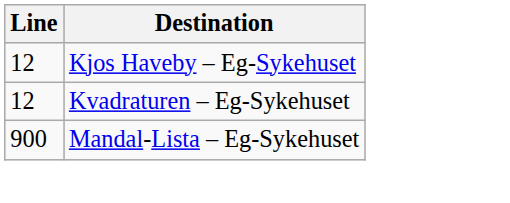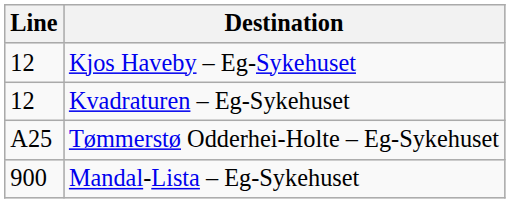+ row: (284, 139)
